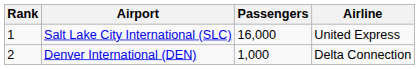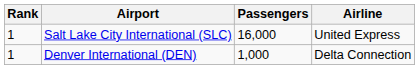(11, 54) 2 -> (11, 54) 1
